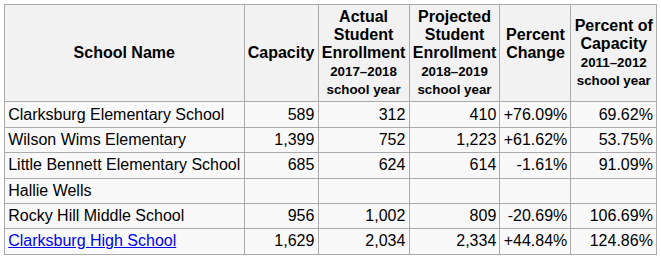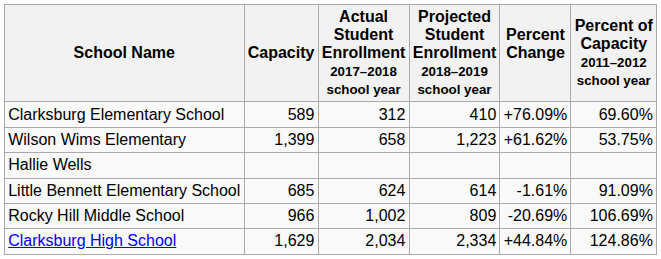(626, 114) 69.62% -> (626, 114) 69.60%
(392, 139) 752 -> (392, 139) 658
rows swapped: (124, 165) <-> (50, 190)
(301, 216) 956 -> (301, 216) 966
